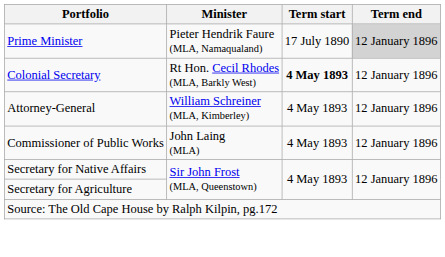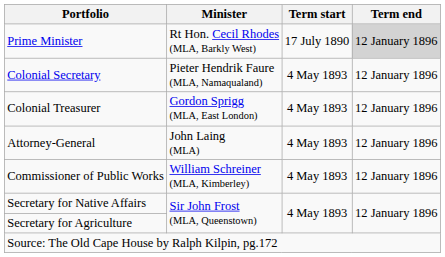(222, 41) Pieter Hendrik Faure (MLA, Namaqualand) -> (224, 41) Rt Hon. Cecil Rhodes (MLA, Barkly West)
(224, 75) Rt Hon. Cecil Rhodes (MLA, Barkly West) -> (222, 75) Pieter Hendrik Faure (MLA, Namaqualand)
(317, 75) bold -> (317, 75) normal
+ row: (54, 108)
(215, 108) William Schreiner (MLA, Kimberley) -> (197, 142) John Laing (MLA)
(197, 142) John Laing (MLA) -> (215, 176) William Schreiner (MLA, Kimberley)
